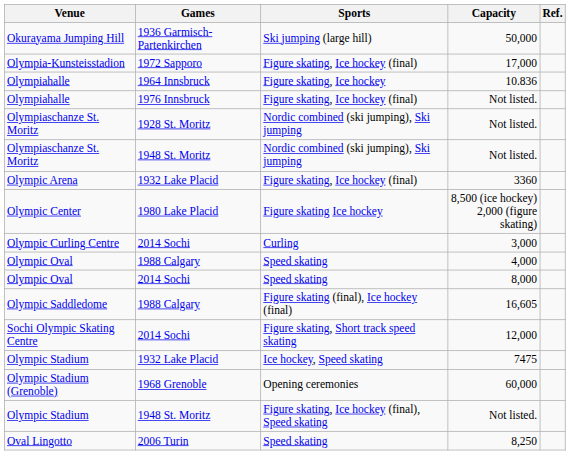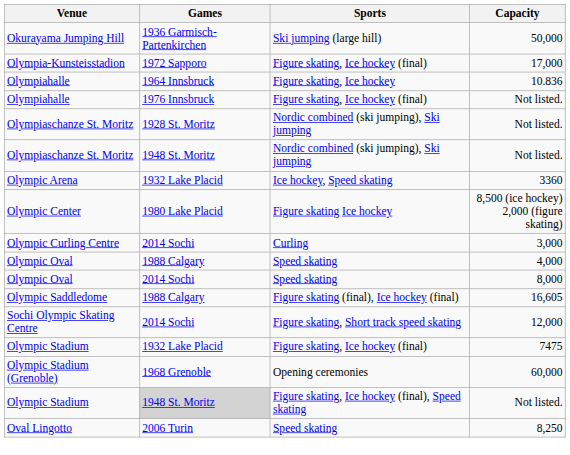- column: (552, 13)
(340, 180) Figure skating, Ice hockey (final) -> (333, 180) Ice hockey, Speed skating
(323, 360) Ice hockey, Speed skating -> (350, 347) Figure skating, Ice hockey (final)
(174, 416) no background -> (178, 403) lightgrey background
